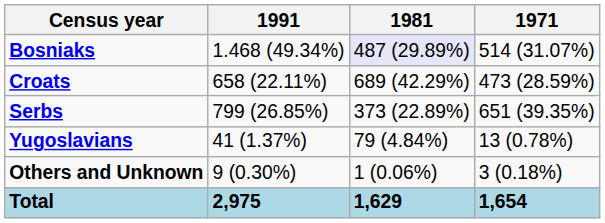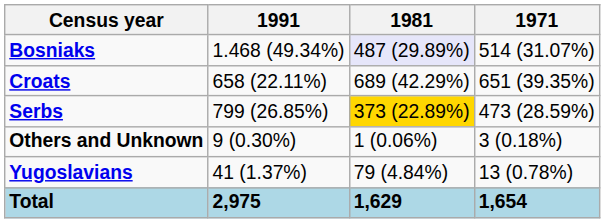(537, 80) 473 (28.59%) -> (537, 80) 651 (39.35%)
(412, 111) no background -> (412, 111) gold background
(537, 111) 651 (39.35%) -> (537, 111) 473 (28.59%)
rows swapped: (71, 141) <-> (106, 172)
